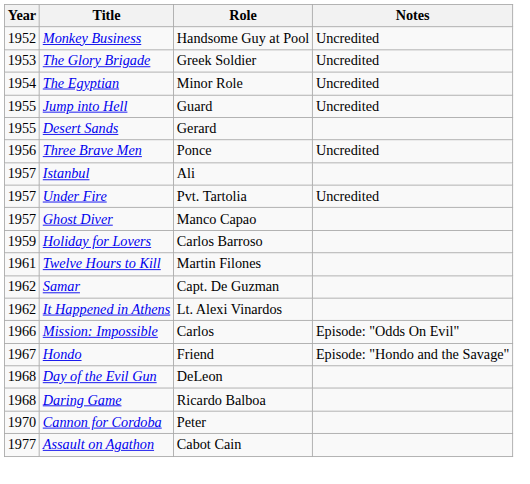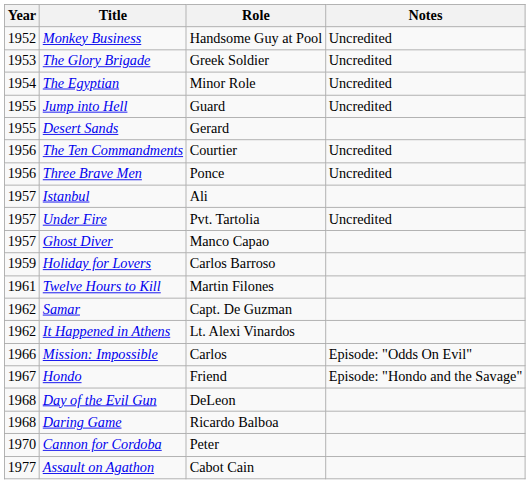+ row: (113, 151)
